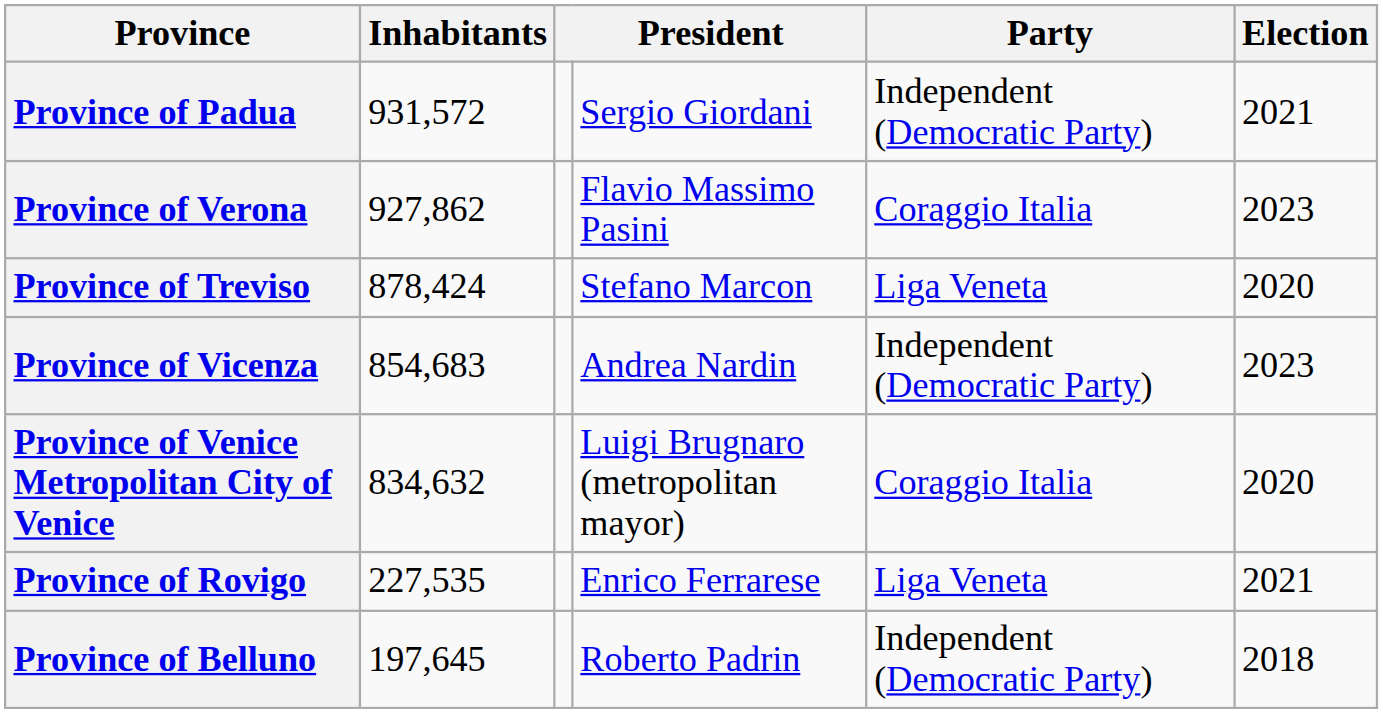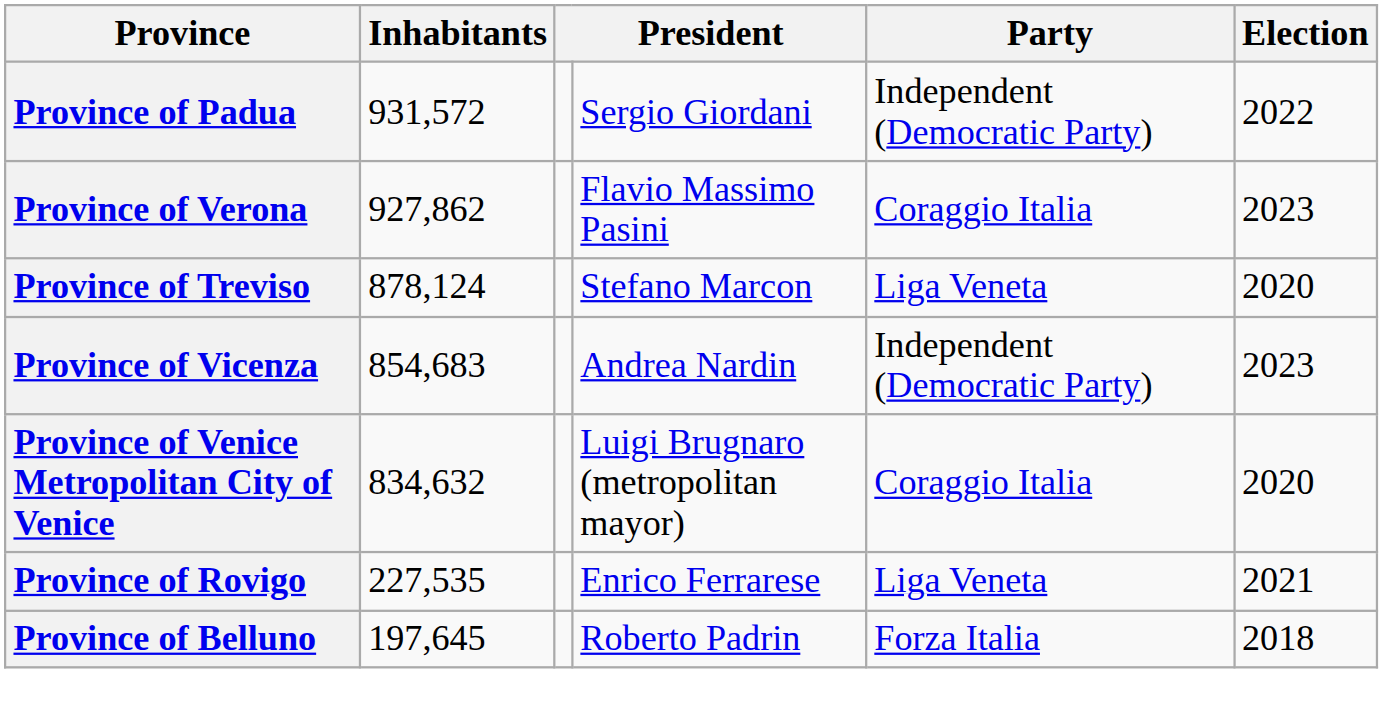(1278, 110) 2021 -> (1278, 110) 2022
(427, 286) 878,424 -> (427, 286) 878,124
(1013, 658) Independent (Democratic Party) -> (957, 638) Forza Italia
